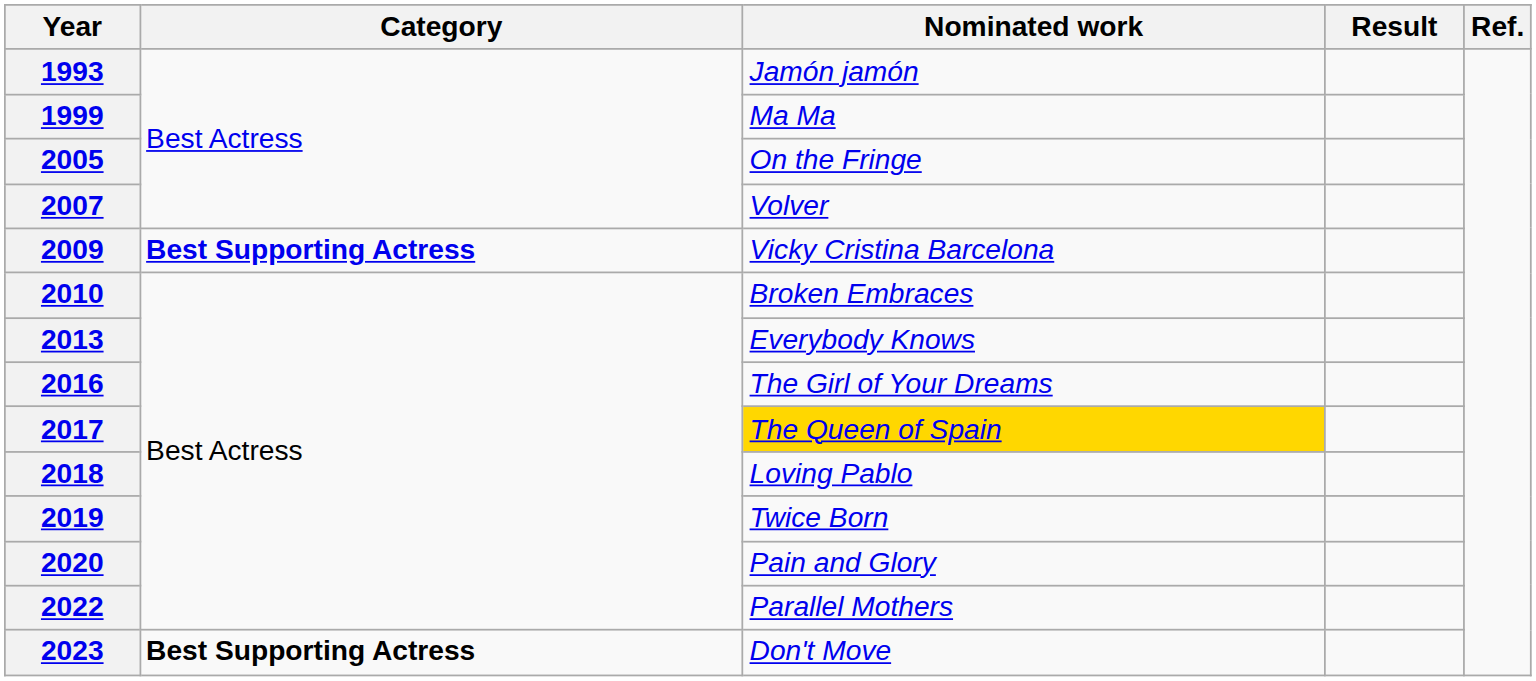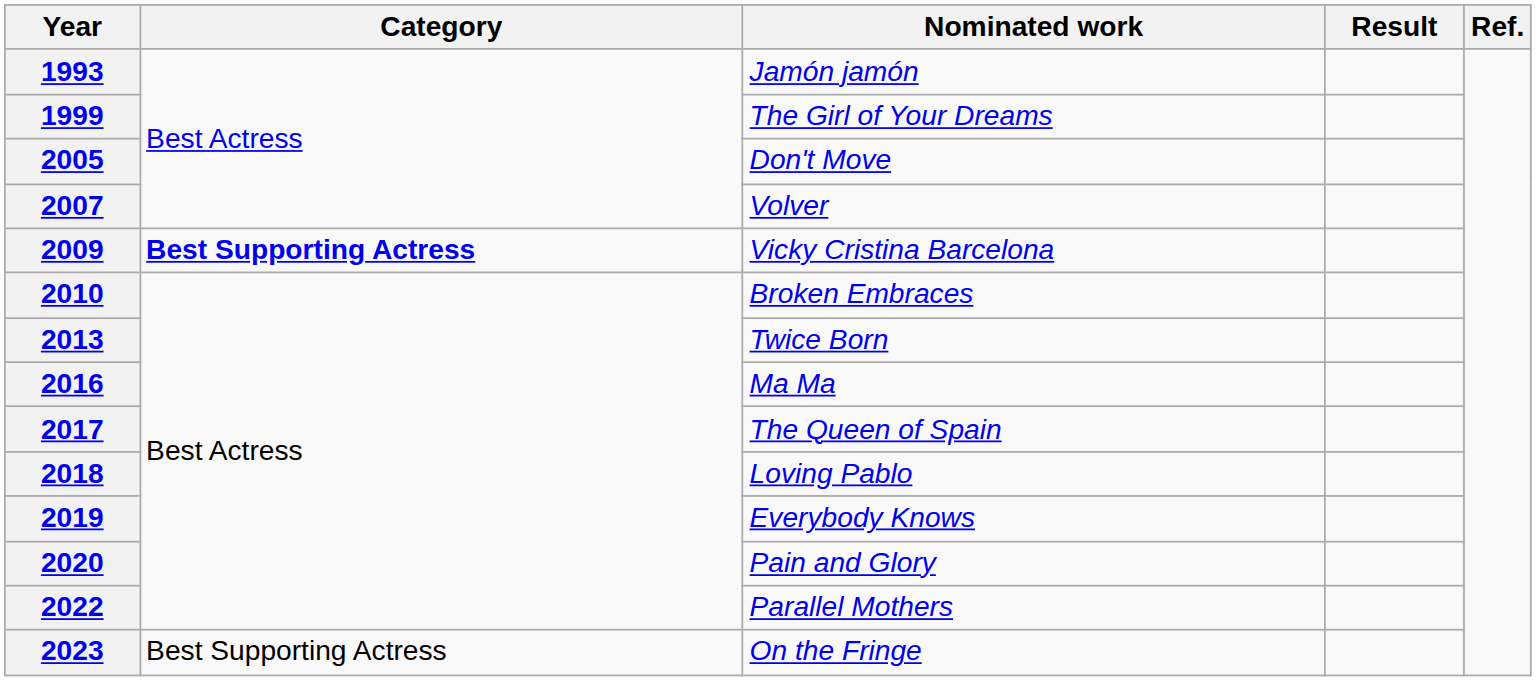(793, 116) Ma Ma -> (901, 116) The Girl of Your Dreams
(836, 160) On the Fringe -> (820, 160) Don't Move
(862, 339) Everybody Knows -> (819, 339) Twice Born
(901, 384) The Girl of Your Dreams -> (793, 384) Ma Ma
(876, 428) gold background -> (876, 428) no background
(819, 518) Twice Born -> (862, 518) Everybody Knows
(311, 652) bold -> (296, 652) normal
(820, 652) Don't Move -> (836, 652) On the Fringe
